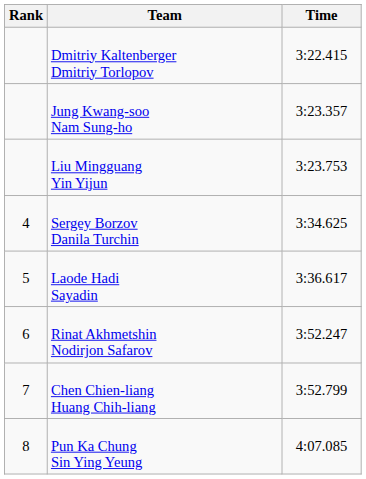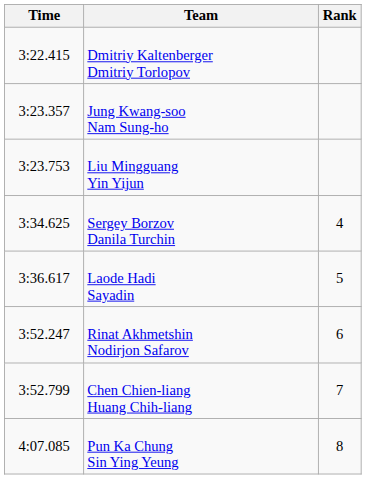columns swapped: (26, 16) <-> (322, 16)
